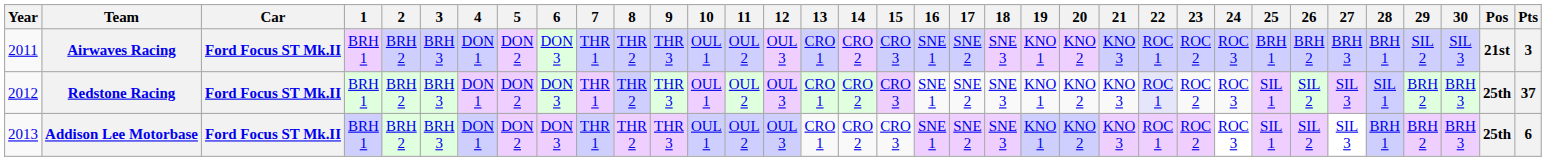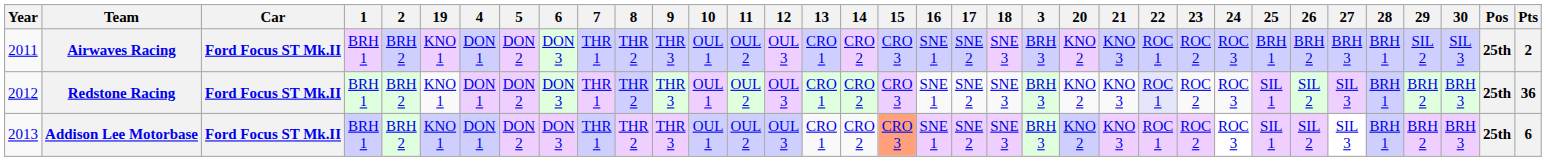columns swapped: (439, 16) <-> (1040, 16)
(1497, 49) 21st -> (1497, 49) 25th
(1528, 49) 3 -> (1528, 49) 2
(1385, 92) SIL 1 -> (1385, 92) BRH 1
(1528, 92) 37 -> (1528, 92) 36
(896, 134) no background -> (897, 134) lightsalmon background
